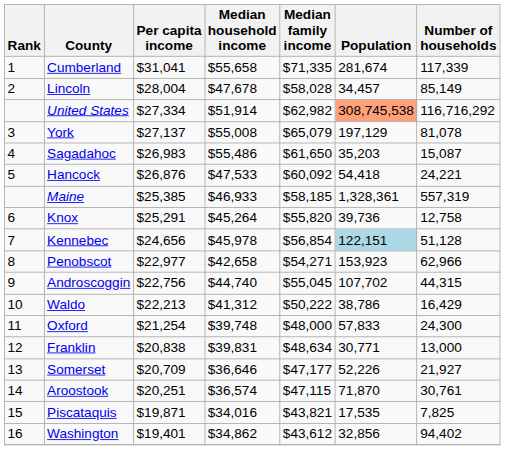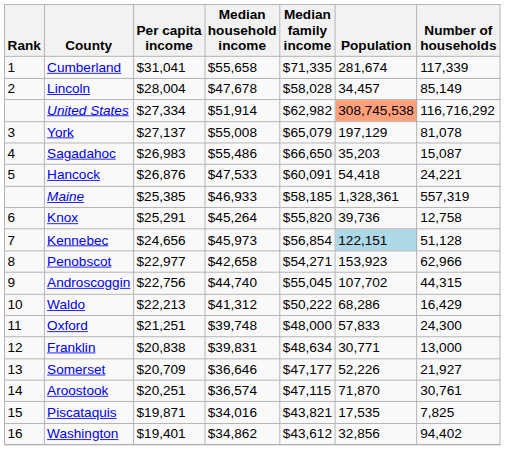(307, 153) $61,650 -> (307, 153) $66,650
(307, 175) $60,092 -> (307, 175) $60,091
(232, 240) $45,978 -> (232, 240) $45,973
(359, 304) 38,786 -> (359, 304) 68,286
(161, 326) $21,254 -> (161, 326) $21,251
